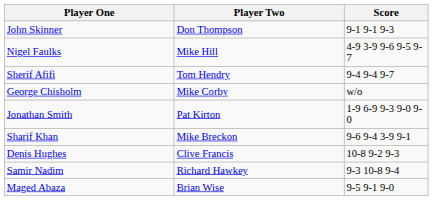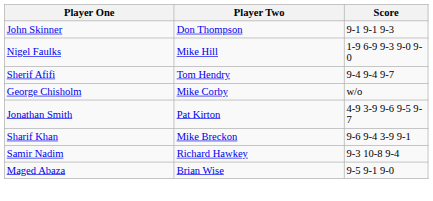(384, 52) 4-9 3-9 9-6 9-5 9-7 -> (384, 52) 1-9 6-9 9-3 9-0 9-0
(384, 114) 1-9 6-9 9-3 9-0 9-0 -> (384, 114) 4-9 3-9 9-6 9-5 9-7
- row: (37, 153)
